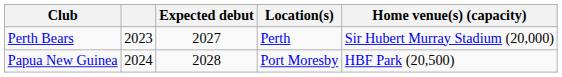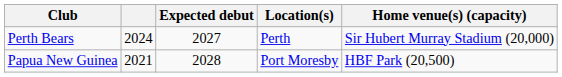(138, 38) 2023 -> (138, 38) 2024
(138, 60) 2024 -> (138, 60) 2021
